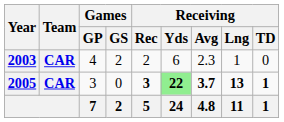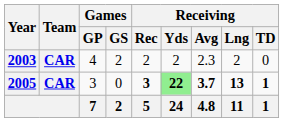(176, 60) 6 -> (176, 60) 2
(237, 60) 1 -> (237, 60) 2
